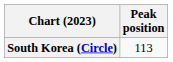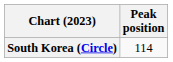(144, 47) 113 -> (144, 47) 114
